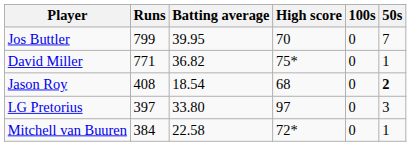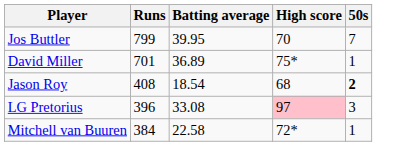- column: (362, 15)
(144, 61) 771 -> (144, 61) 701
(188, 61) 36.82 -> (188, 61) 36.89
(144, 107) 397 -> (144, 107) 396
(188, 107) 33.80 -> (188, 107) 33.08
(283, 107) no background -> (283, 107) pink background
